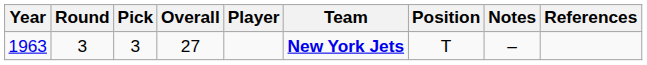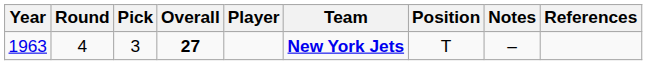(82, 45) 3 -> (82, 45) 4
(190, 45) normal -> (190, 45) bold
